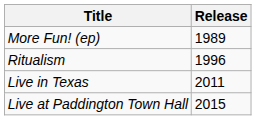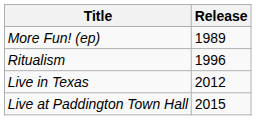(210, 82) 2011 -> (210, 82) 2012
